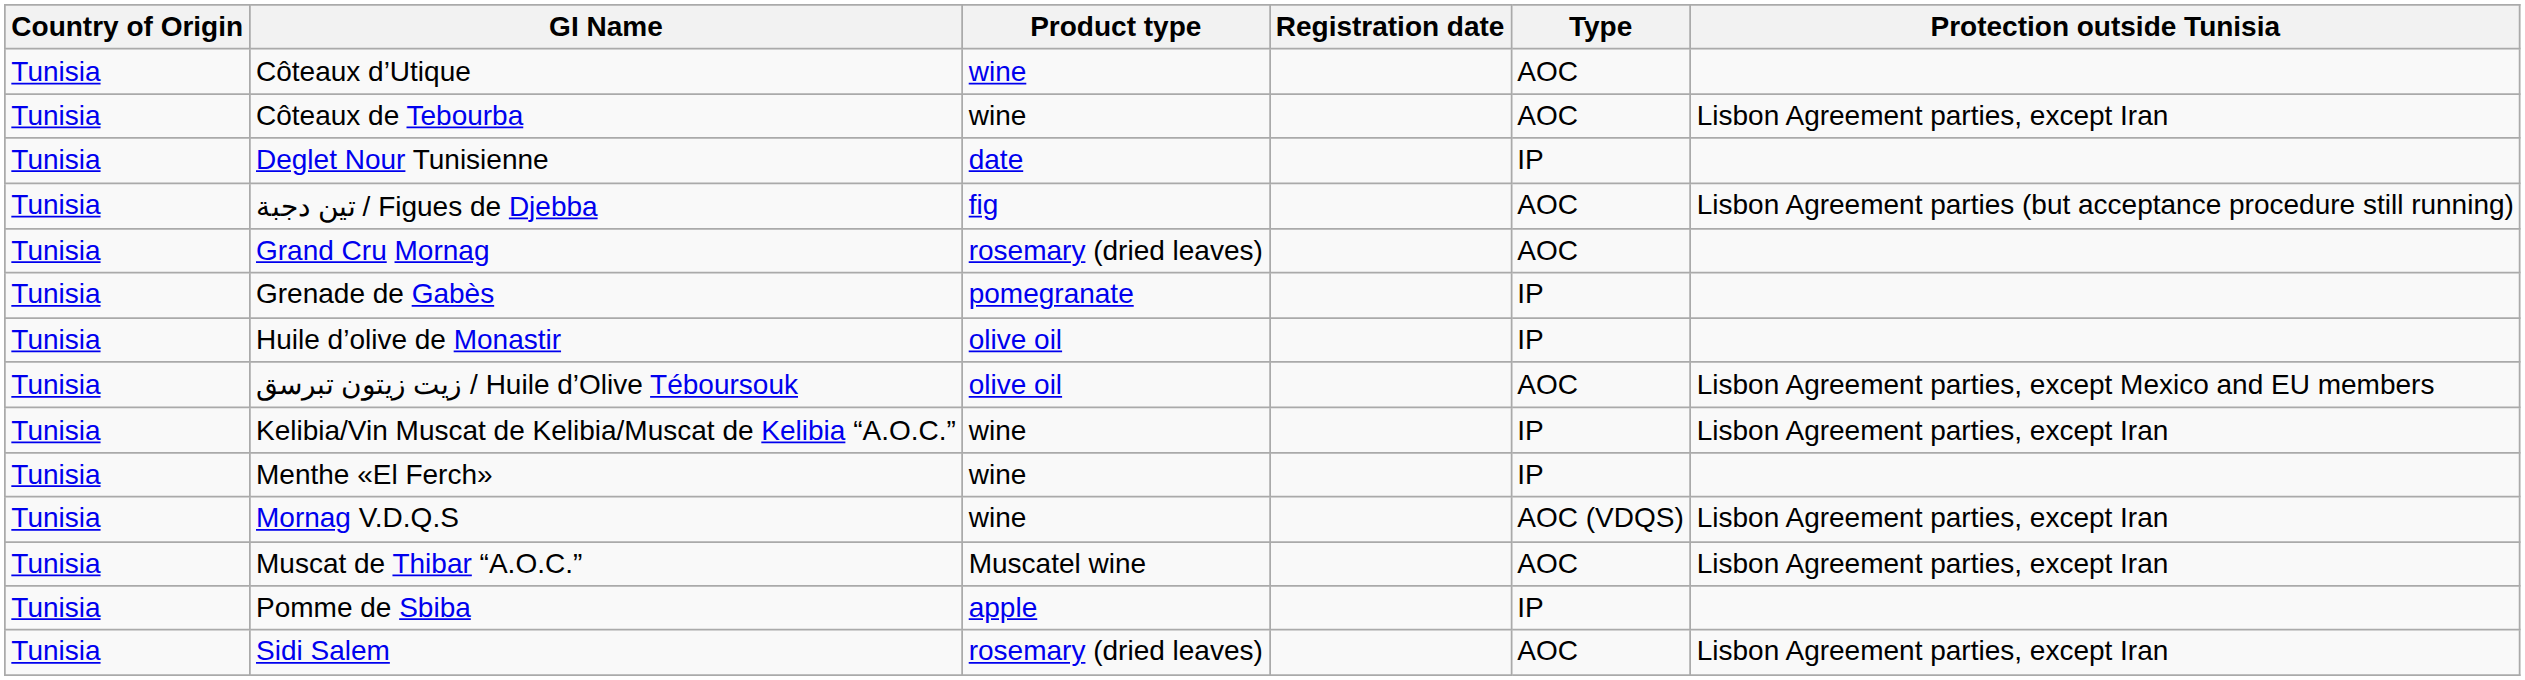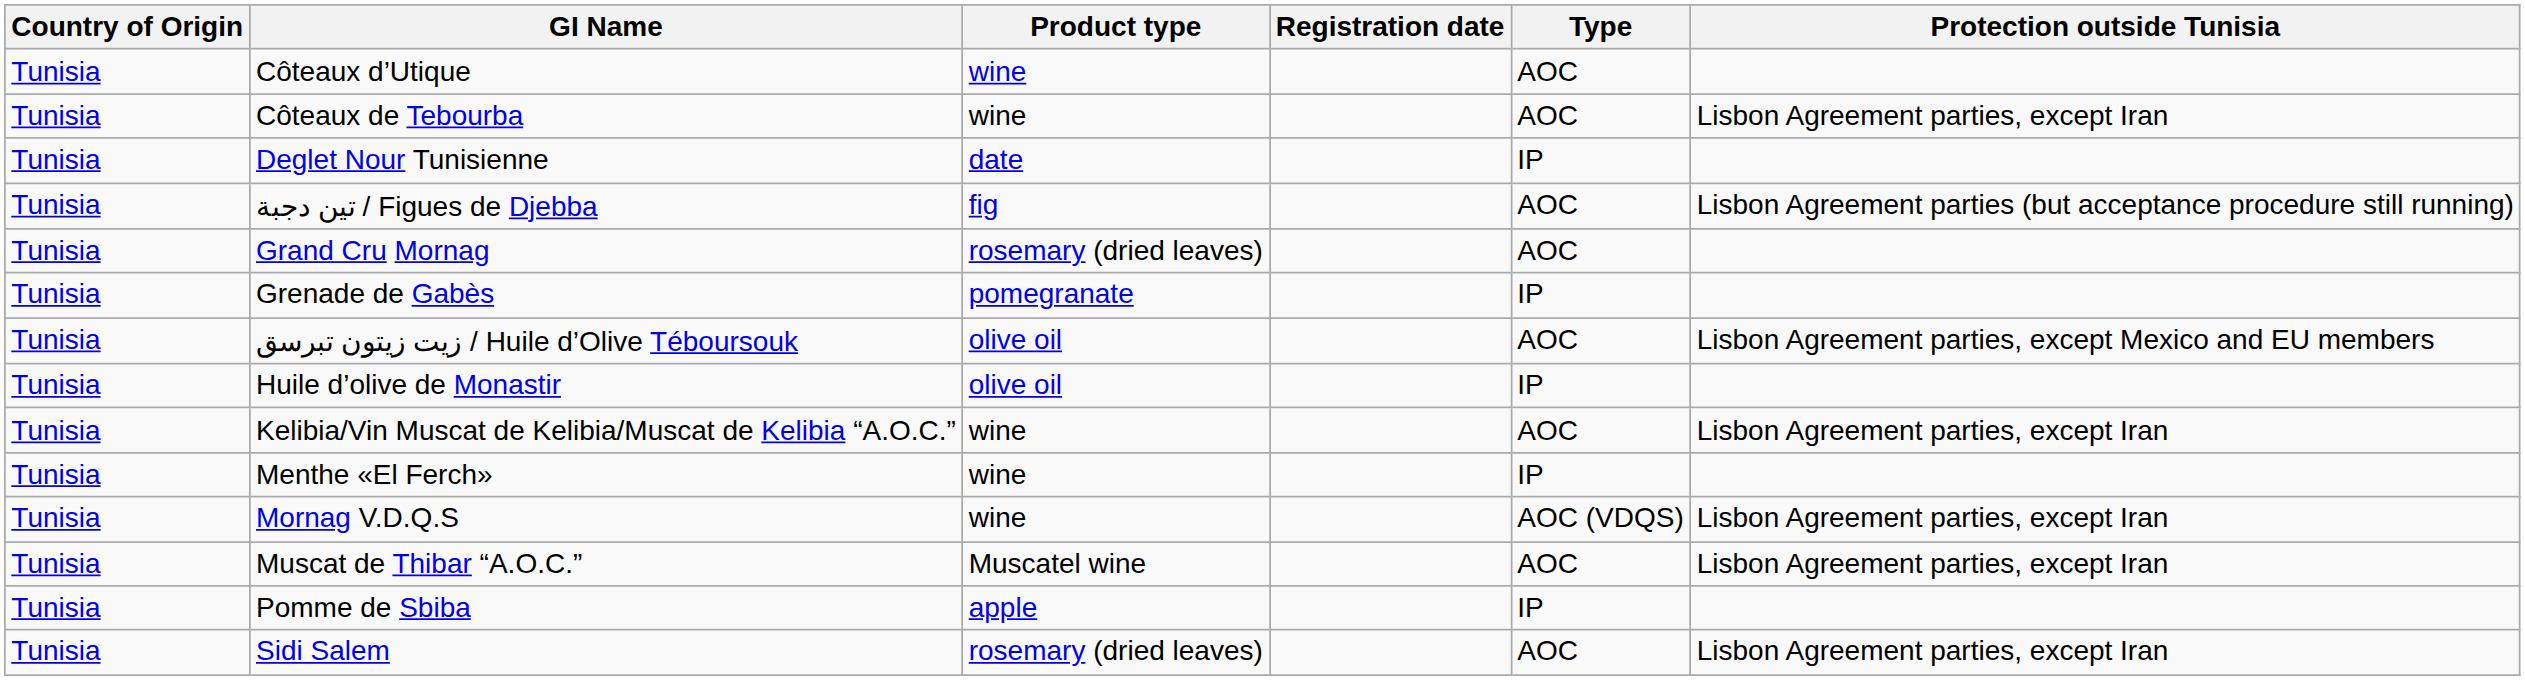rows swapped: (409, 339) <-> (527, 385)
(1531, 429) IP -> (1548, 429) AOC
